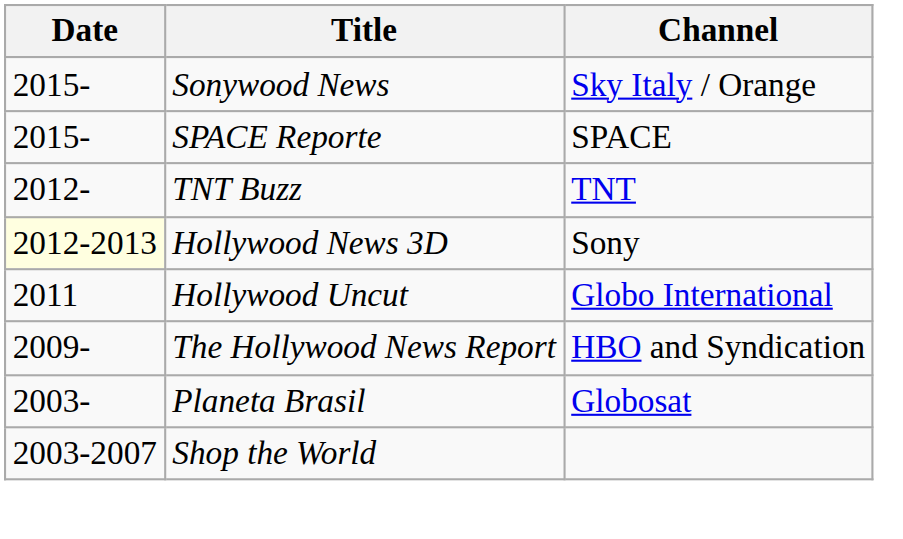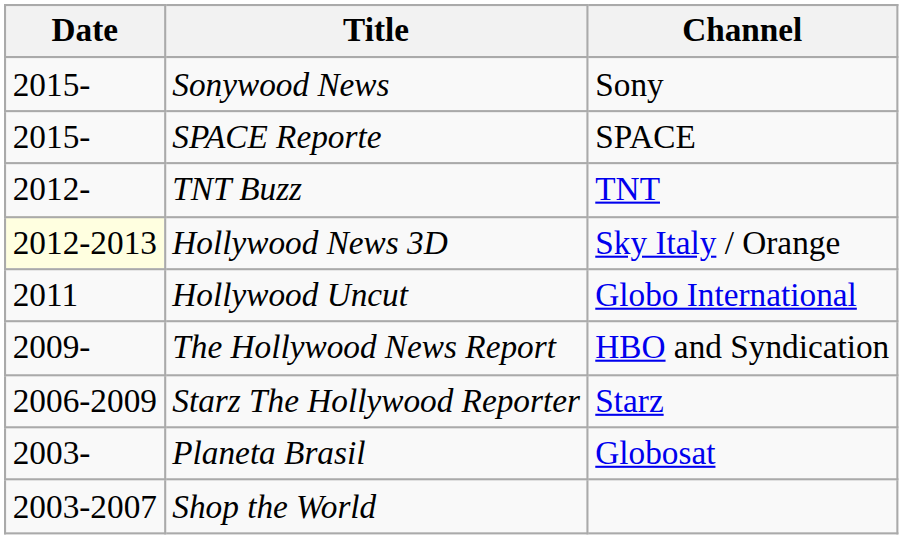(694, 83) Sky Italy / Orange -> (629, 83) Sony
(605, 242) Sony -> (718, 242) Sky Italy / Orange
+ row: (376, 400)
